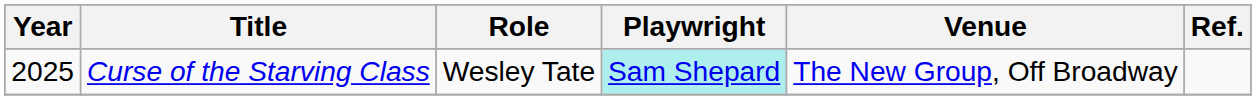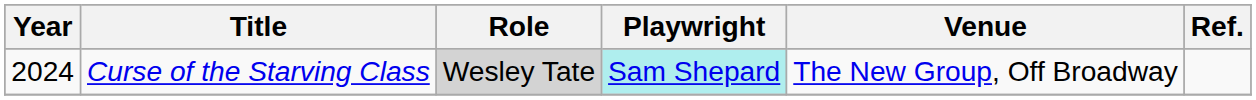(43, 71) 2025 -> (43, 71) 2024
(519, 71) no background -> (519, 71) lightgrey background
